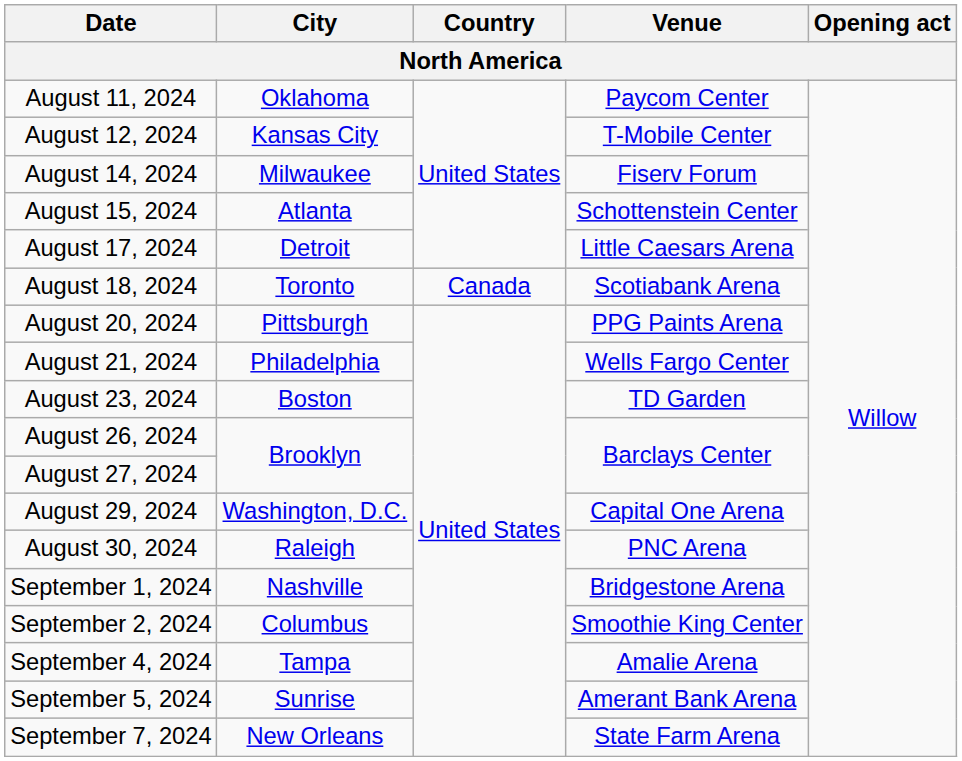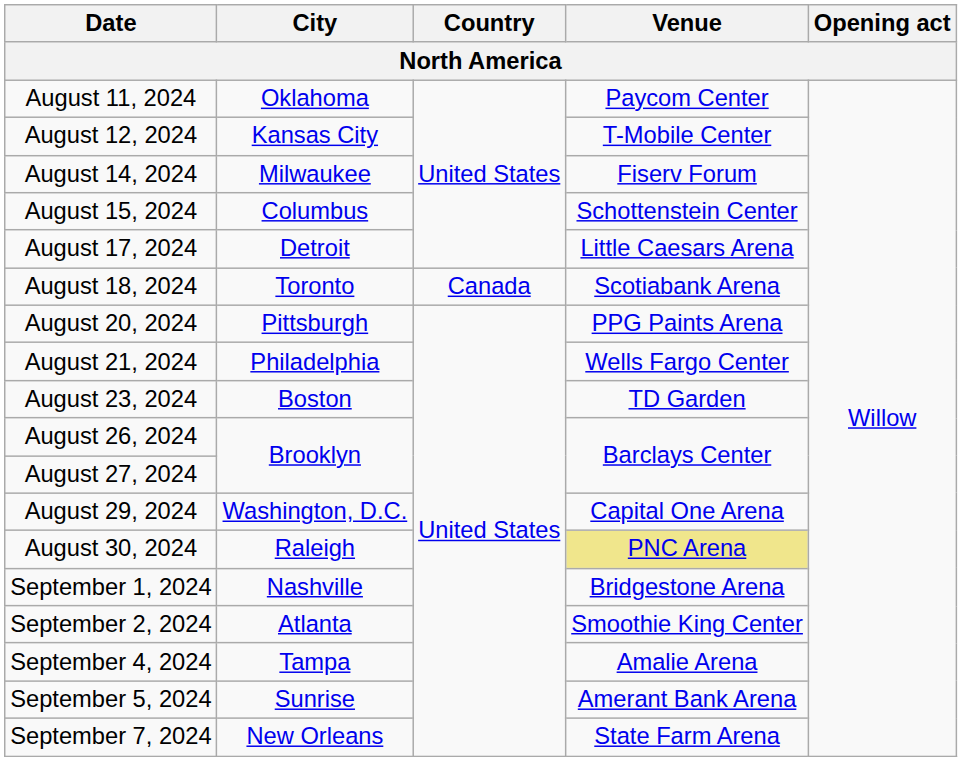(315, 211) Atlanta -> (315, 211) Columbus
(687, 549) no background -> (687, 549) khaki background
(315, 624) Columbus -> (315, 624) Atlanta
